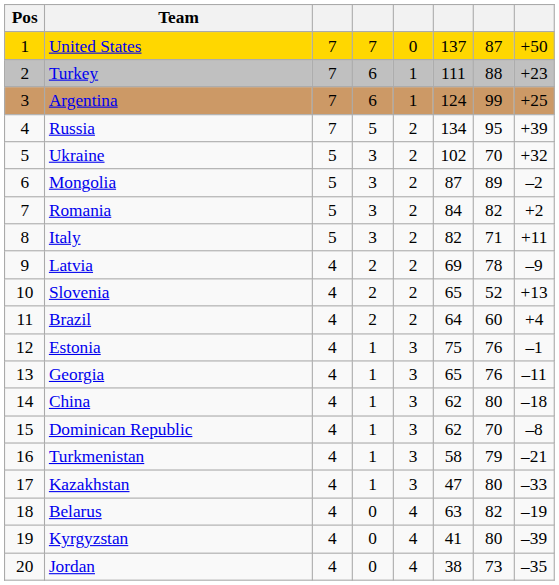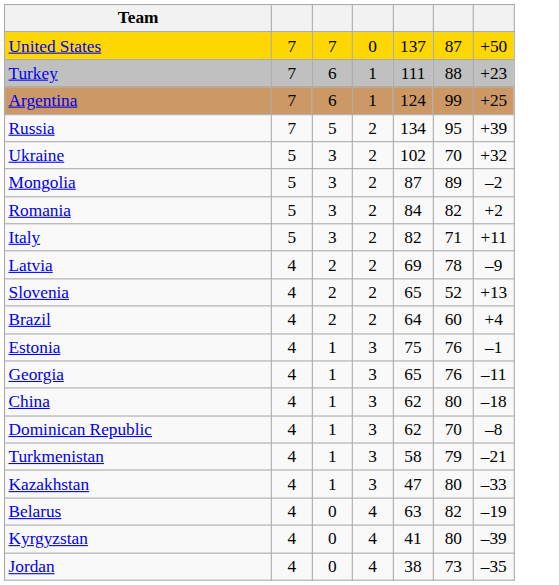- column: (25, 18)
